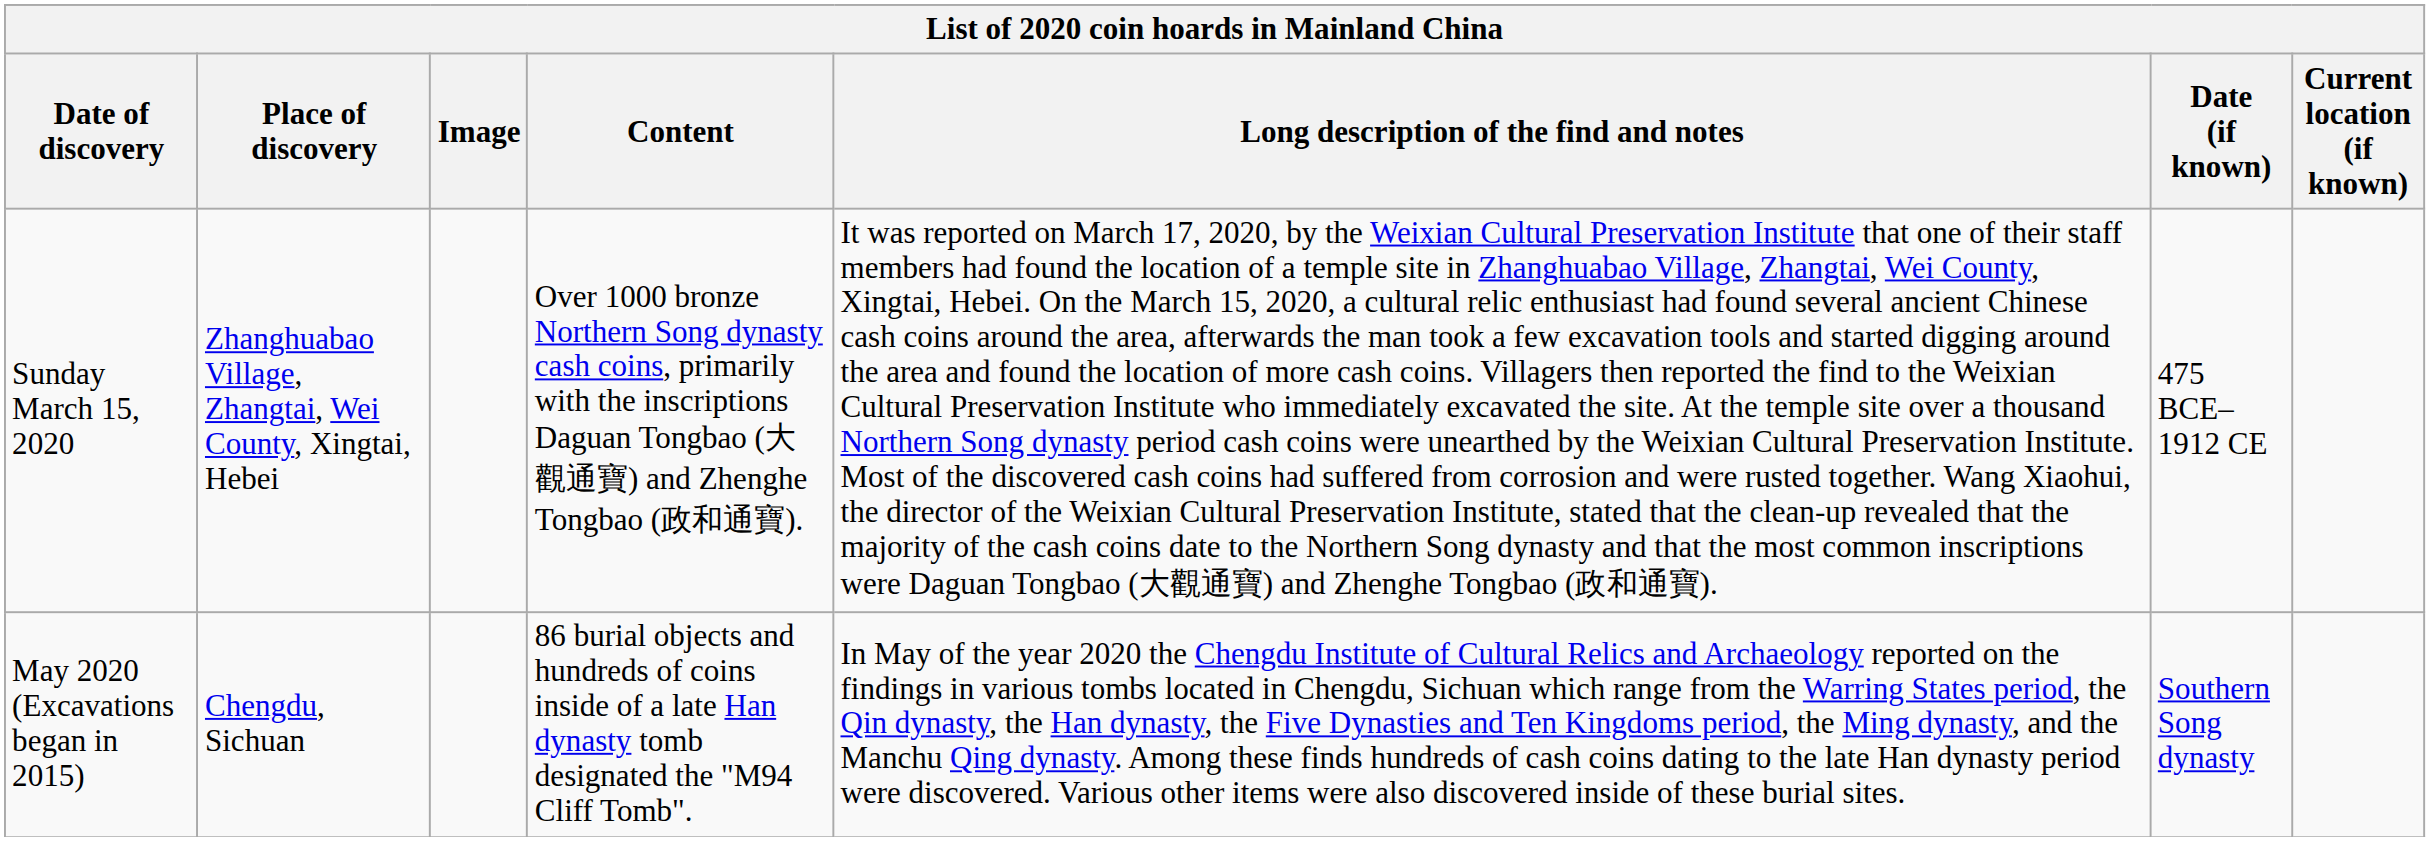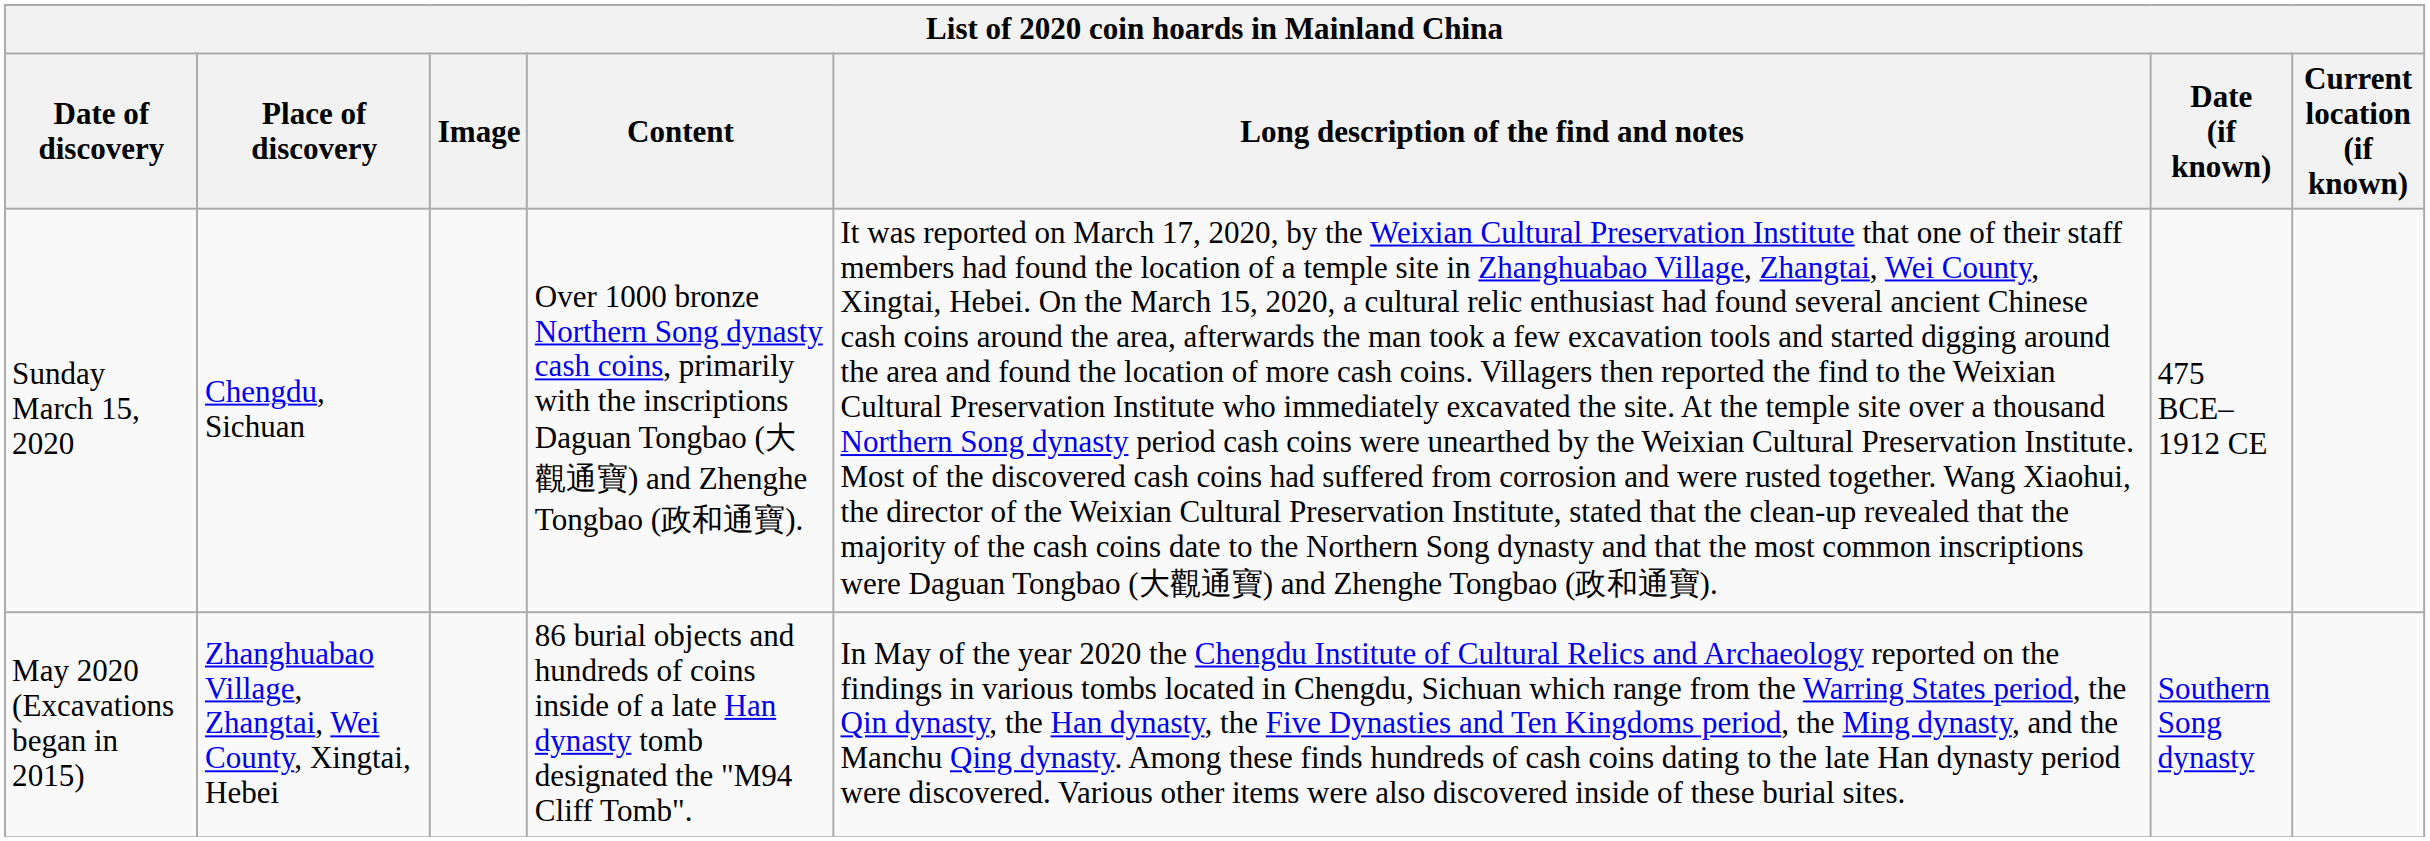(308, 409) Zhanghuabao Village, Zhangtai, Wei County, Xingtai, Hebei -> (265, 409) Chengdu, Sichuan
(265, 723) Chengdu, Sichuan -> (308, 723) Zhanghuabao Village, Zhangtai, Wei County, Xingtai, Hebei
